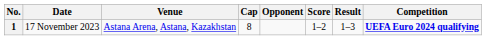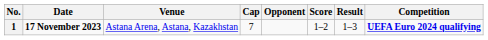(62, 27) normal -> (63, 27) bold
(249, 27) 8 -> (251, 27) 7
